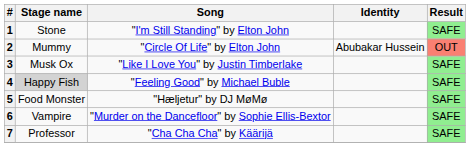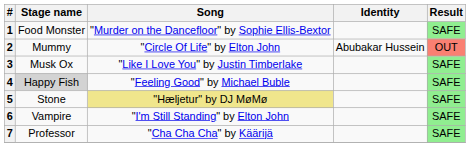(51, 30) Stone -> (51, 30) Food Monster
(210, 30) "I'm Still Standing" by Elton John -> (210, 30) "Murder on the Dancefloor" by Sophie Ellis-Bextor
(51, 99) Food Monster -> (51, 99) Stone
(210, 99) no background -> (210, 99) khaki background
(210, 116) "Murder on the Dancefloor" by Sophie Ellis-Bextor -> (210, 116) "I'm Still Standing" by Elton John
